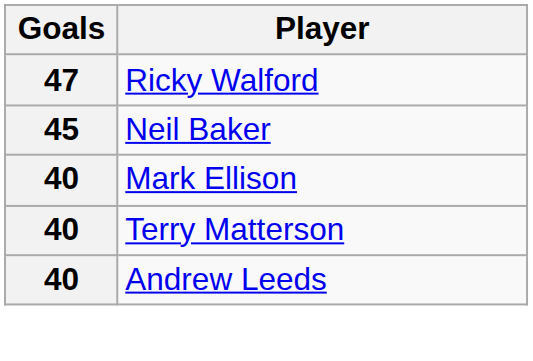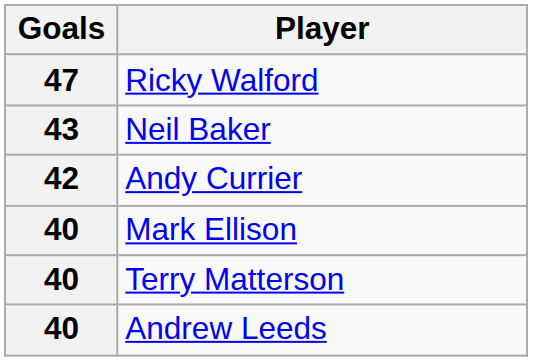(61, 129) 45 -> (61, 129) 43
+ row: (214, 179)
